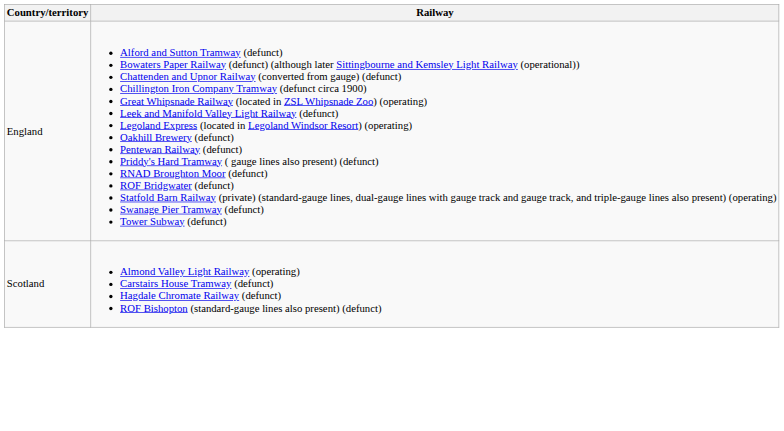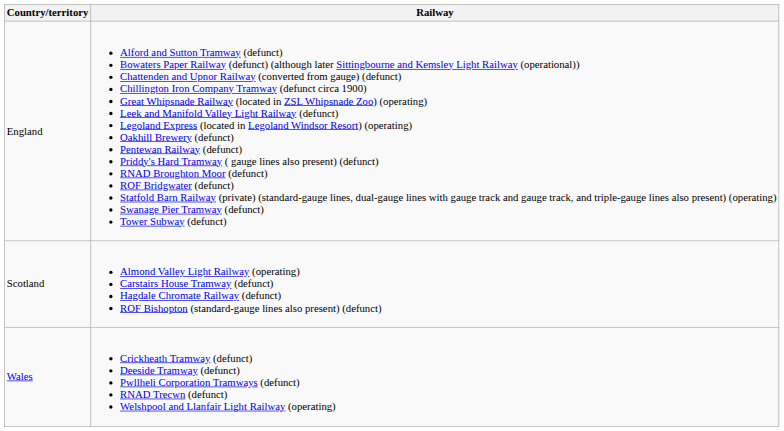+ row: (20, 376)
